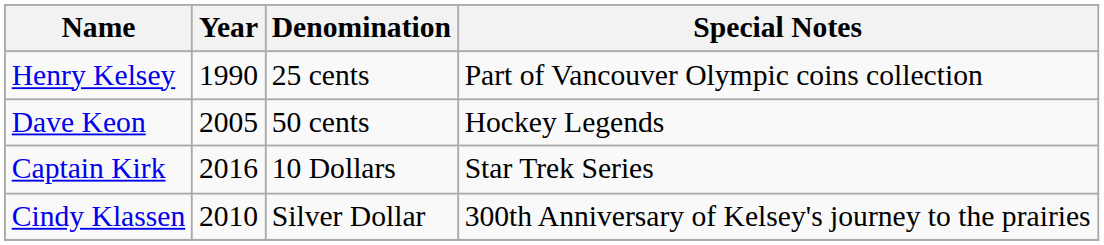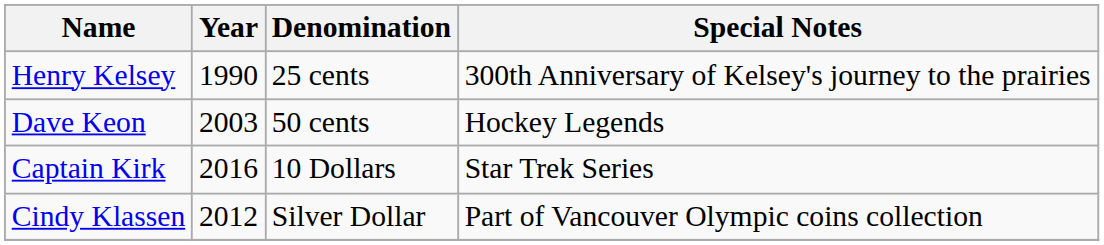(724, 74) Part of Vancouver Olympic coins collection -> (778, 74) 300th Anniversary of Kelsey's journey to the prairies
(228, 121) 2005 -> (228, 121) 2003
(228, 215) 2010 -> (228, 215) 2012
(778, 215) 300th Anniversary of Kelsey's journey to the prairies -> (724, 215) Part of Vancouver Olympic coins collection
